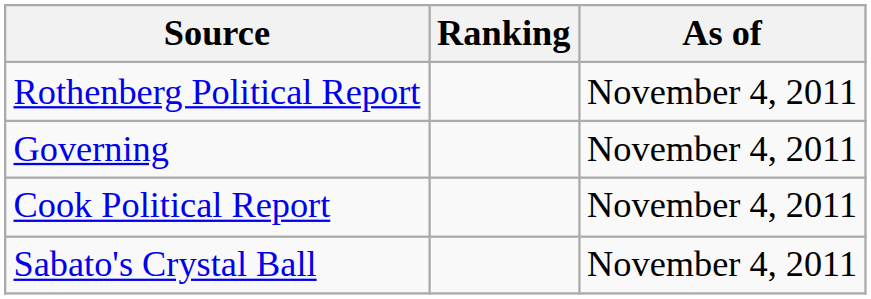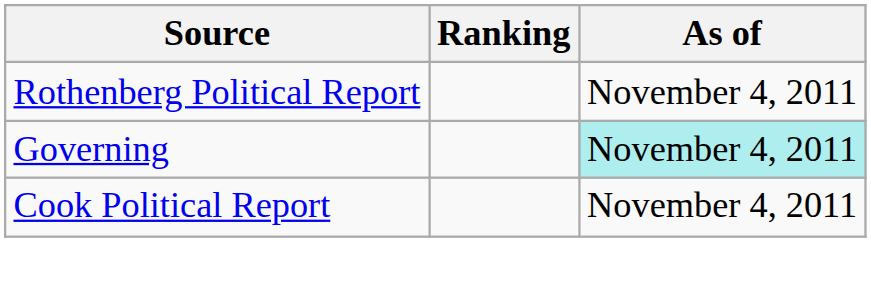(722, 148) no background -> (722, 148) paleturquoise background
- row: (165, 263)
